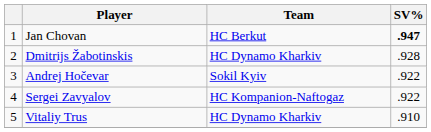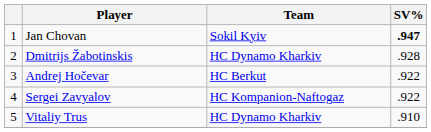(238, 35) HC Berkut -> (238, 35) Sokil Kyiv
(238, 76) Sokil Kyiv -> (238, 76) HC Berkut
